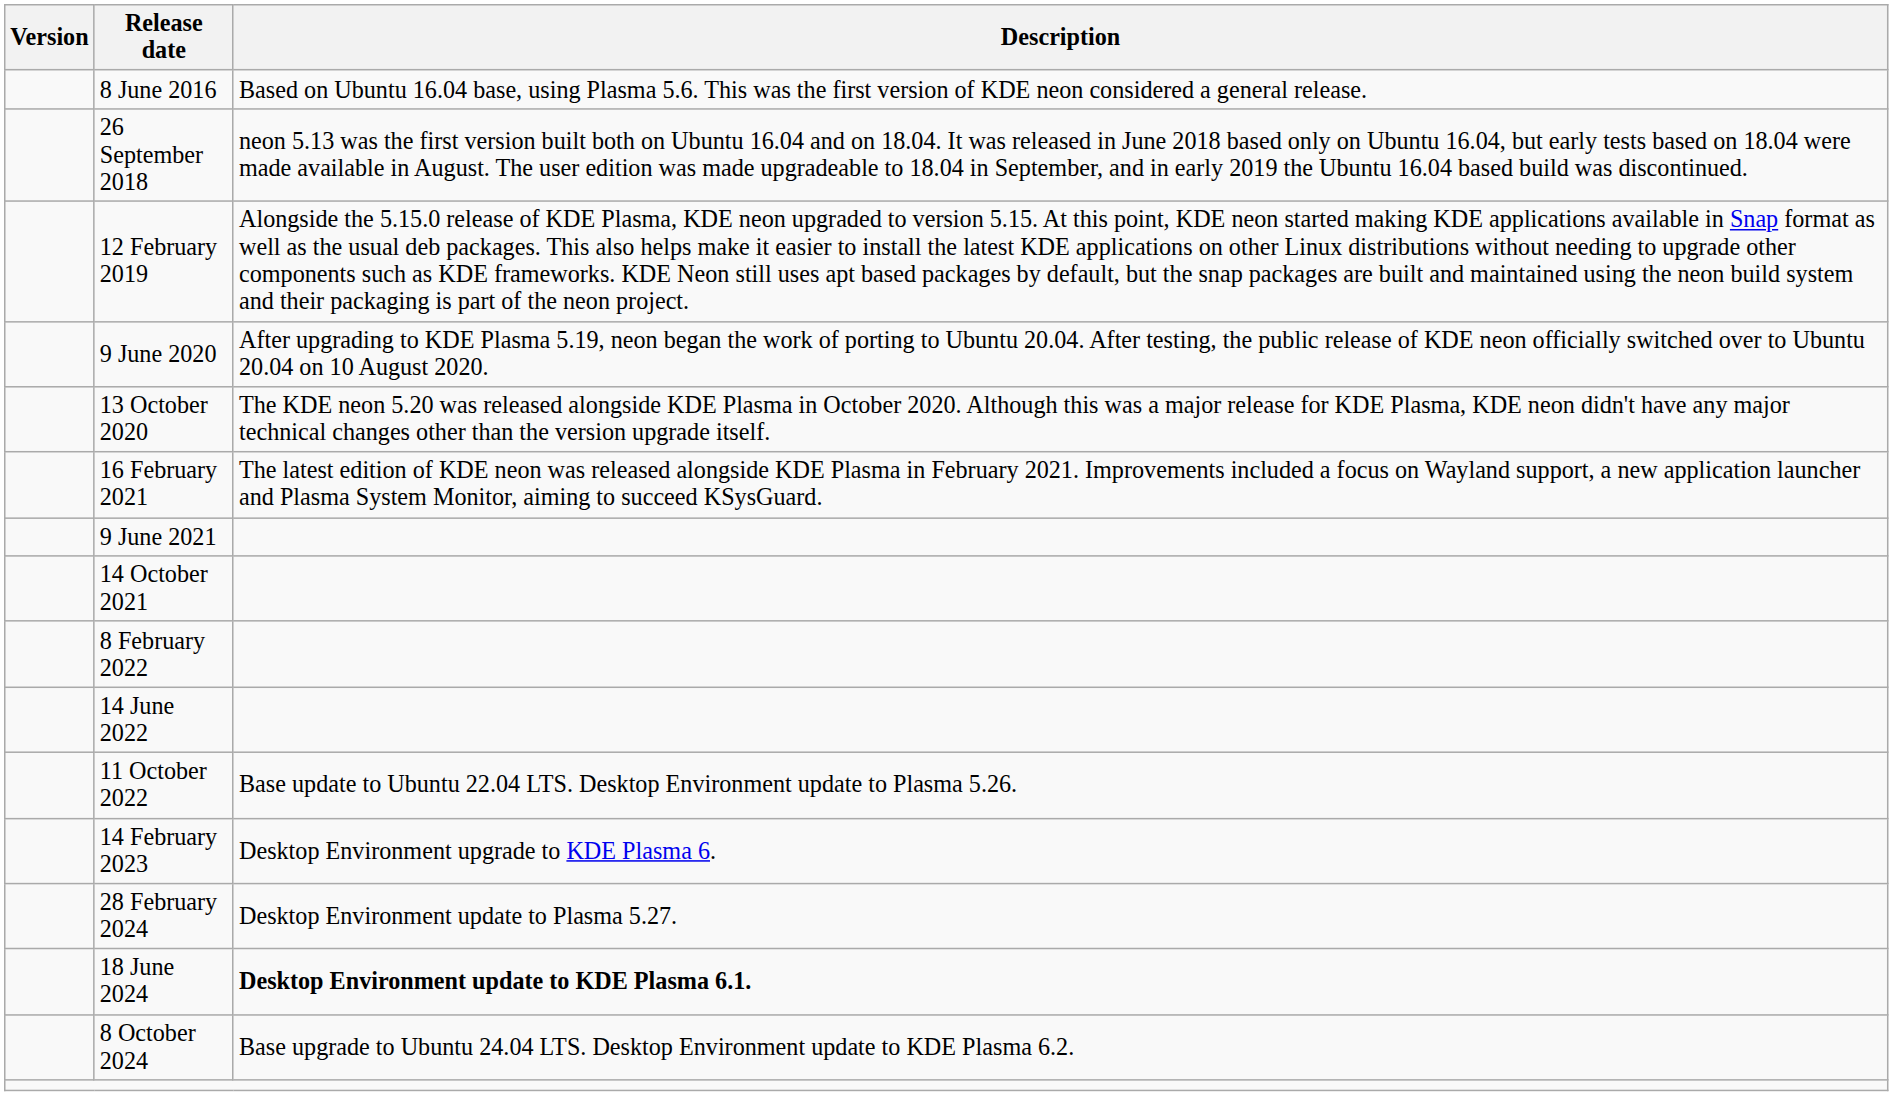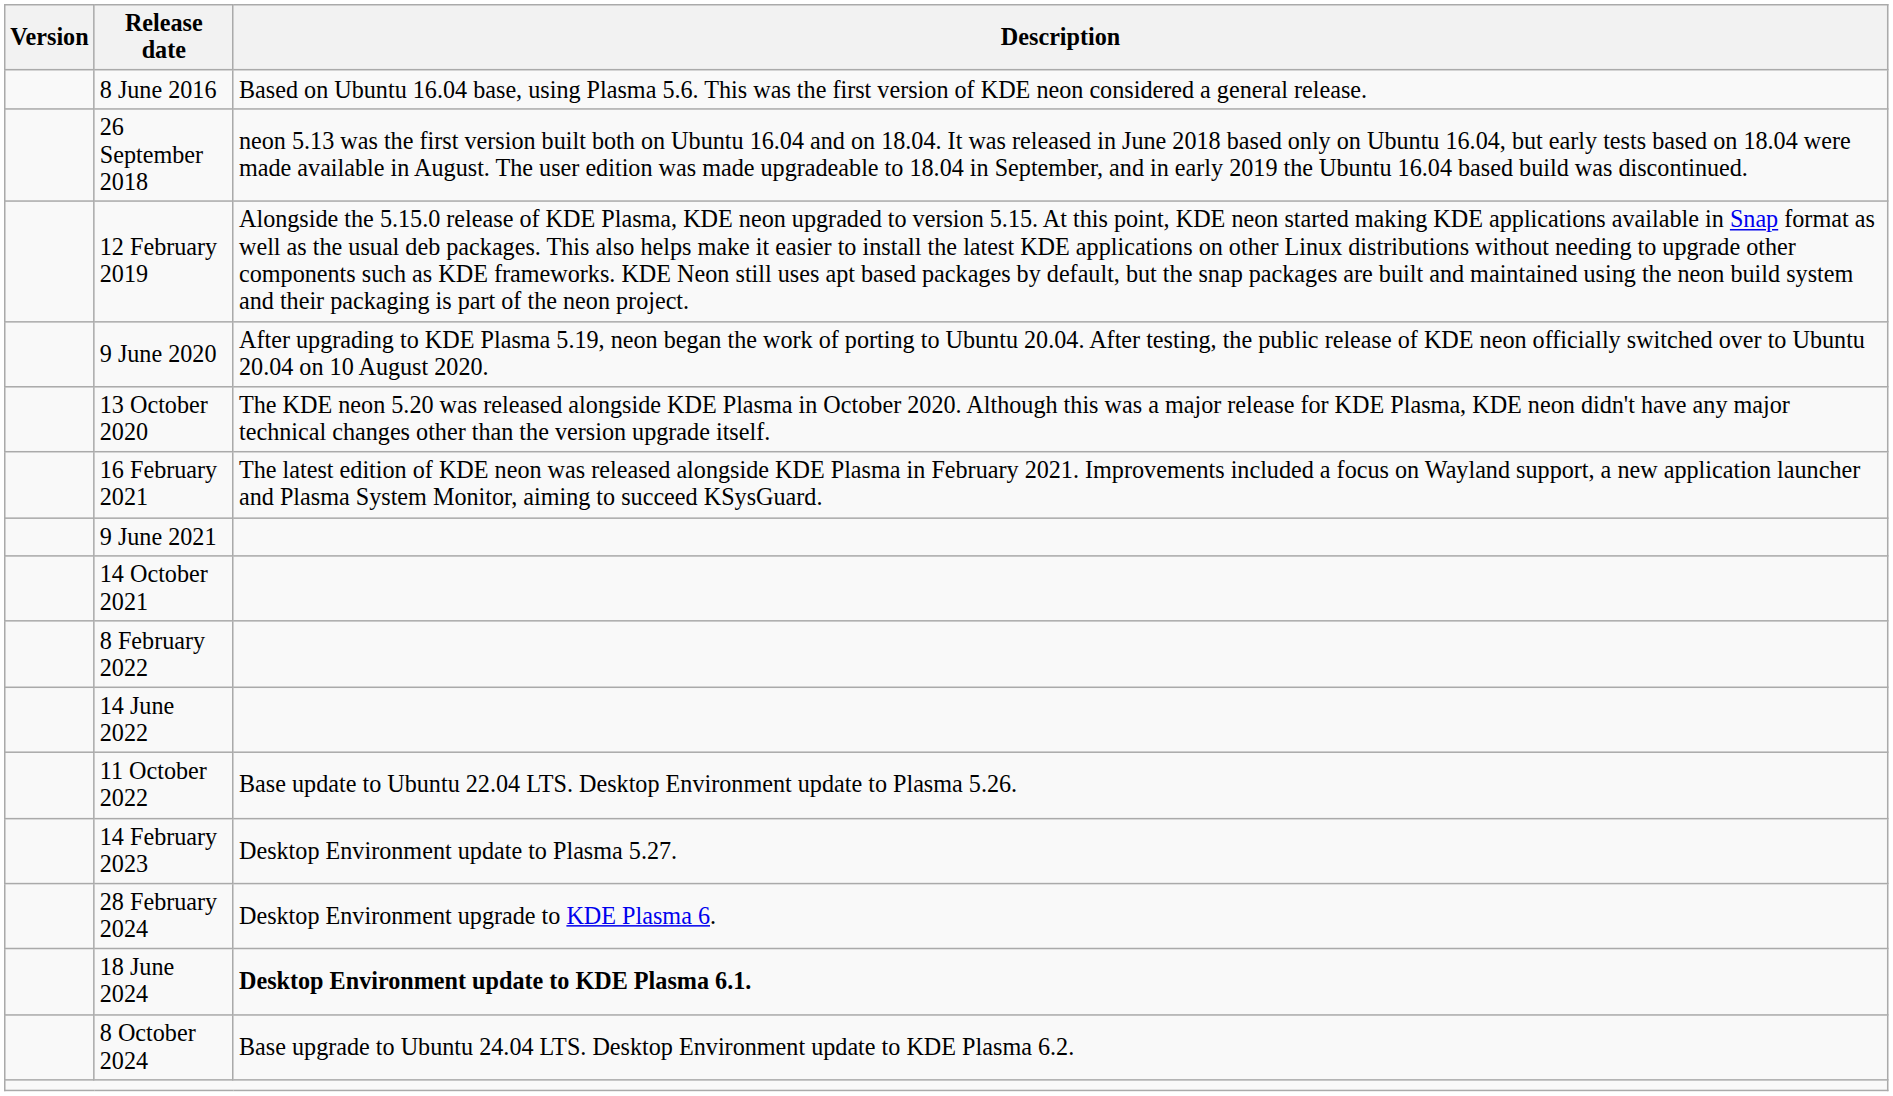(478, 850) Desktop Environment upgrade to KDE Plasma 6. -> (458, 850) Desktop Environment update to Plasma 5.27.
(458, 915) Desktop Environment update to Plasma 5.27. -> (478, 915) Desktop Environment upgrade to KDE Plasma 6.
